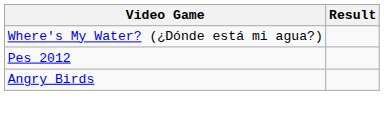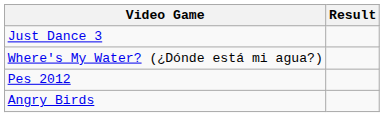+ row: (55, 37)
